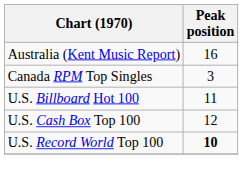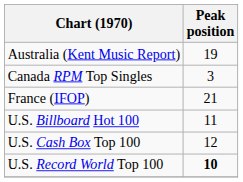(210, 53) 16 -> (210, 53) 19
+ row: (49, 98)
